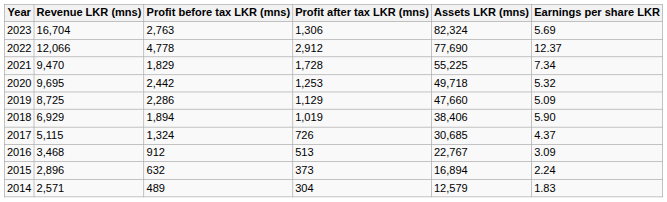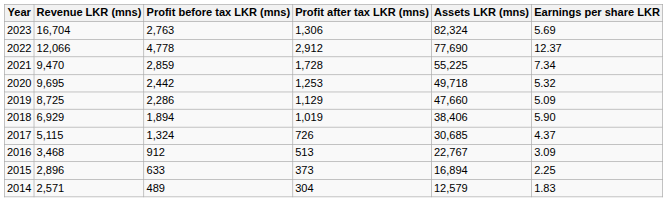(160, 65) 1,829 -> (160, 65) 2,859
(156, 170) 632 -> (156, 170) 633
(545, 170) 2.24 -> (545, 170) 2.25
